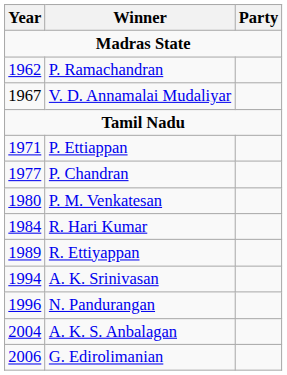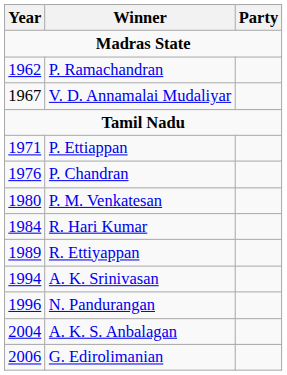(25, 174) 1977 -> (25, 174) 1976
